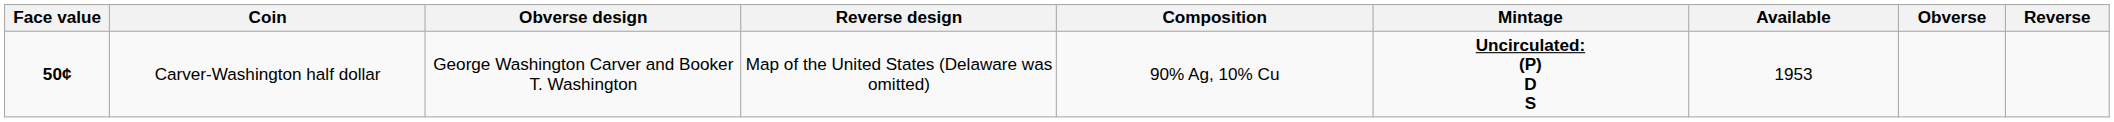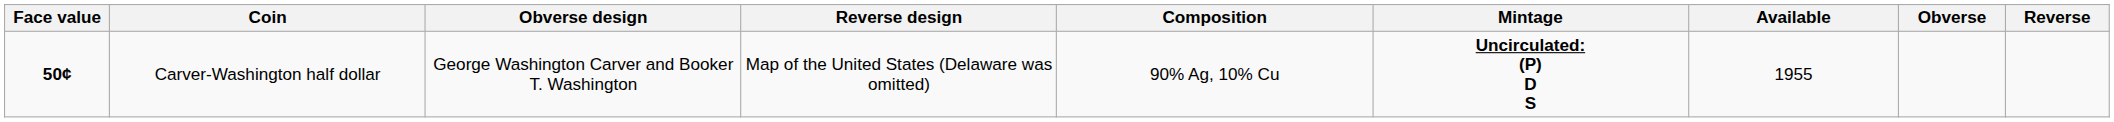(1793, 74) 1953 -> (1793, 74) 1955
